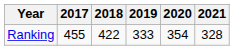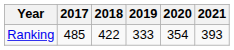(74, 34) 455 -> (74, 34) 485
(212, 34) 328 -> (212, 34) 393
